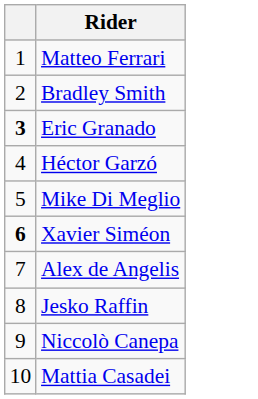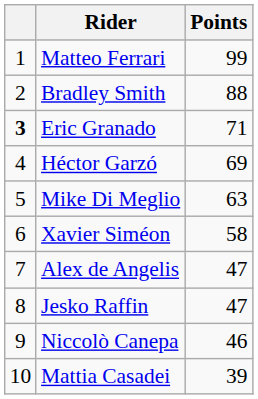+ column: (219, 22)
(20, 234) bold -> (20, 234) normal
